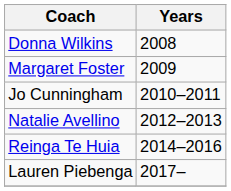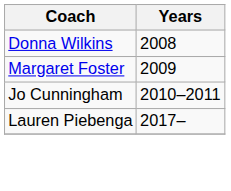- row: (64, 120)
- row: (64, 146)
